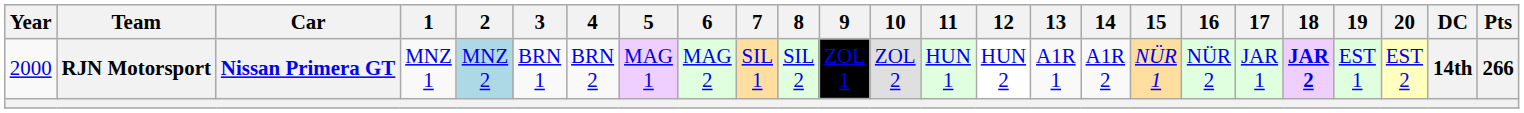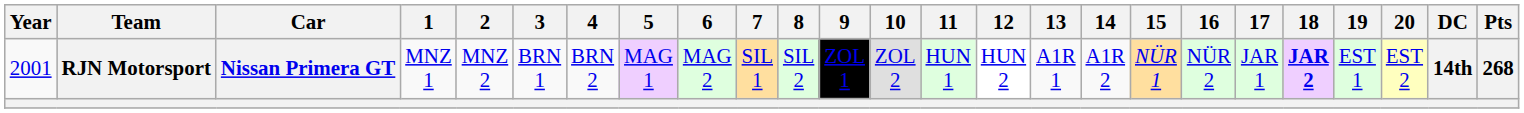(31, 68) 2000 -> (31, 68) 2001
(485, 68) lightblue background -> (485, 68) no background
(1498, 68) 266 -> (1498, 68) 268
